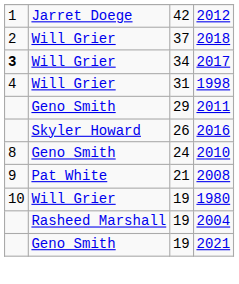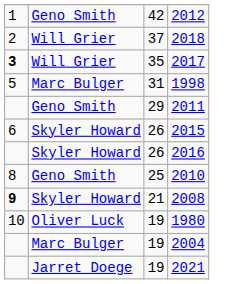(82, 16) Jarret Doege -> (74, 16) Geno Smith
(181, 62) 34 -> (156, 62) 35
(12, 85) 4 -> (12, 85) 5
(74, 85) Will Grier -> (78, 85) Marc Bulger
+ row: (188, 130)
(181, 153) 24 -> (156, 176) 25
(12, 176) normal -> (12, 199) bold
(69, 176) Pat White -> (86, 199) Skyler Howard
(74, 199) Will Grier -> (78, 222) Oliver Luck
(99, 222) Rasheed Marshall -> (78, 245) Marc Bulger
(74, 245) Geno Smith -> (82, 268) Jarret Doege
